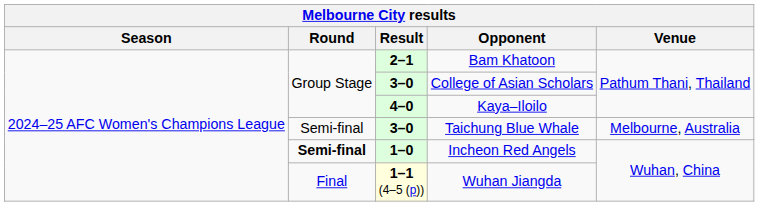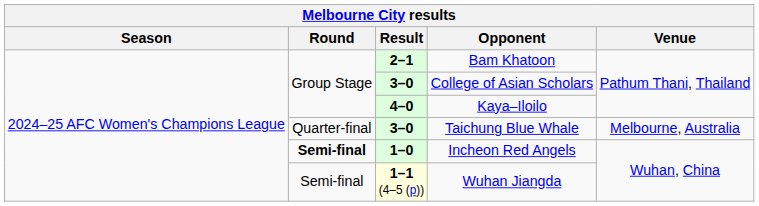(332, 128) Semi-final -> (332, 128) Quarter-final
(332, 181) Final -> (332, 181) Semi-final
